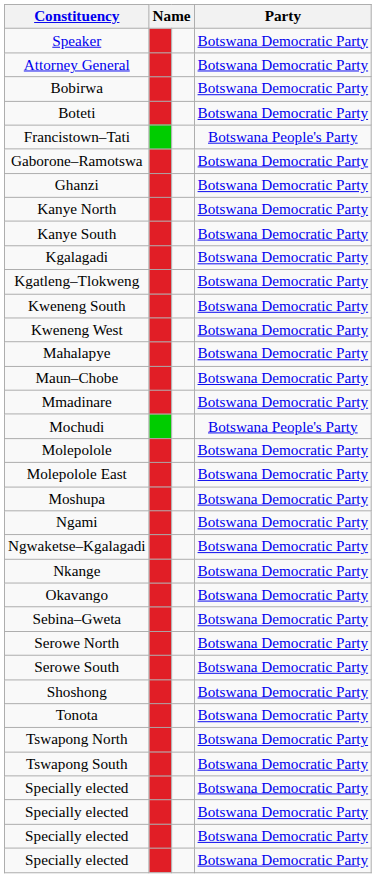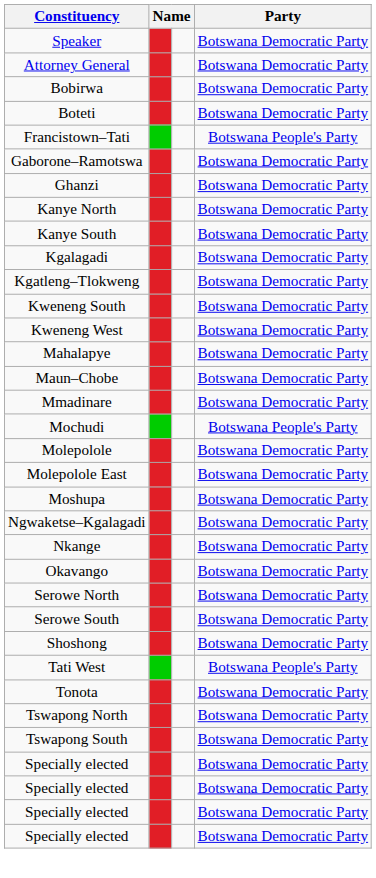- row: (77, 522)
- row: (77, 619)
+ row: (77, 667)
